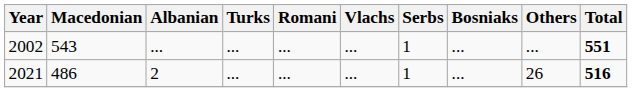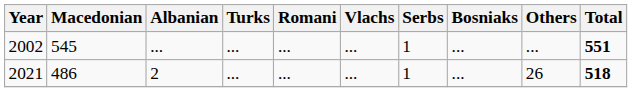(64, 45) 543 -> (64, 45) 545
(598, 73) 516 -> (598, 73) 518
